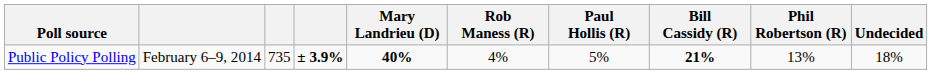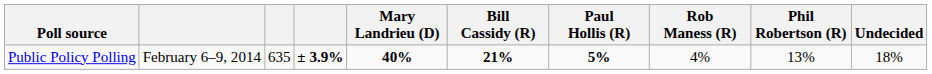columns swapped: (700, 24) <-> (498, 24)
(279, 57) 735 -> (279, 57) 635
(599, 57) normal -> (599, 57) bold
